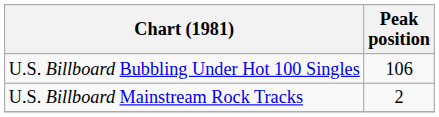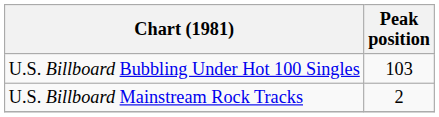(399, 68) 106 -> (399, 68) 103
